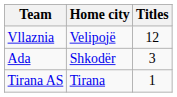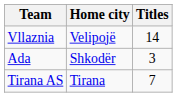(152, 37) 12 -> (152, 37) 14
(152, 80) 1 -> (152, 80) 7
